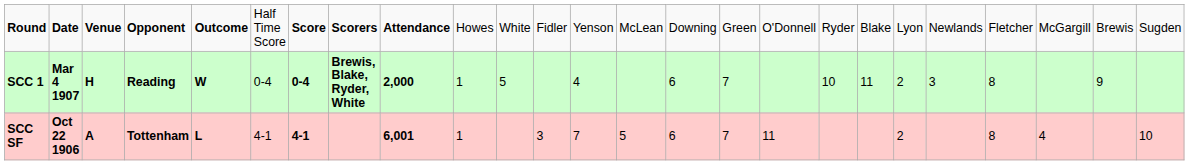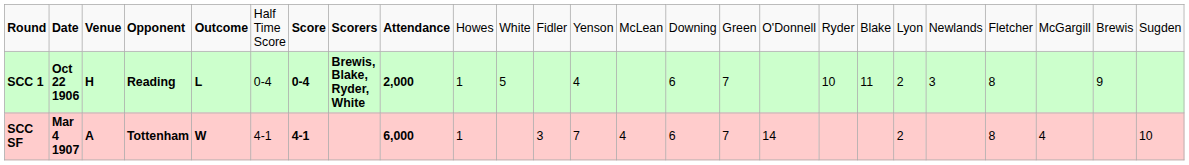(66, 82) Mar 4 1907 -> (66, 82) Oct 22 1906
(201, 82) W -> (198, 82) L
(66, 136) Oct 22 1906 -> (66, 136) Mar 4 1907
(198, 136) L -> (201, 136) W
(399, 136) 6,001 -> (399, 136) 6,000
(623, 136) 5 -> (623, 136) 4
(769, 136) 11 -> (769, 136) 14
